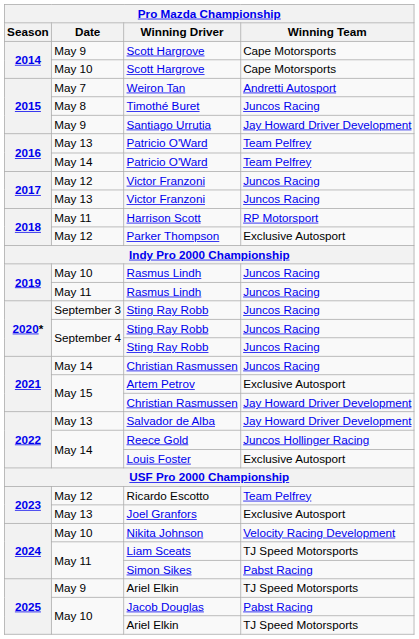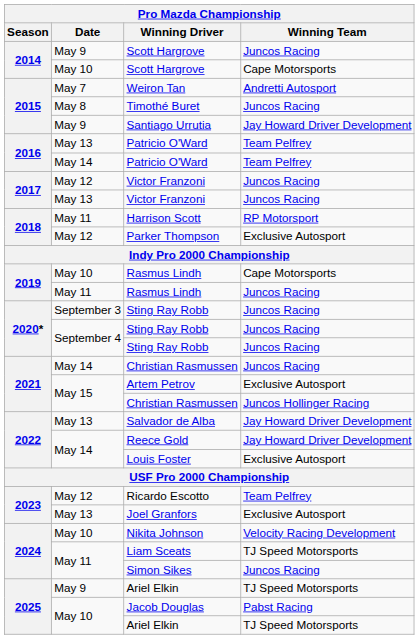(290, 51) Cape Motorsports -> (281, 51) Juncos Racing
(281, 273) Juncos Racing -> (290, 273) Cape Motorsports
(327, 403) Jay Howard Driver Development -> (306, 403) Juncos Hollinger Racing
(306, 440) Juncos Hollinger Racing -> (327, 440) Jay Howard Driver Development
(278, 570) Pabst Racing -> (281, 570) Juncos Racing
